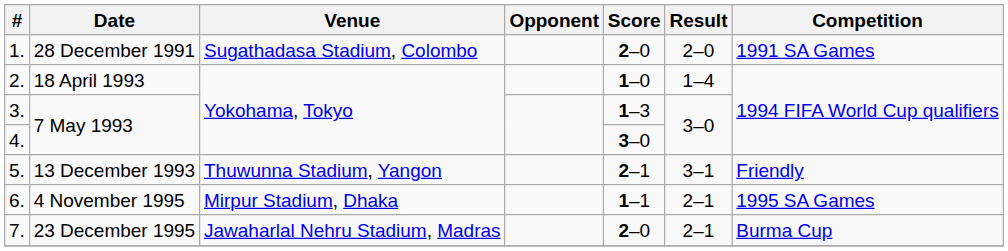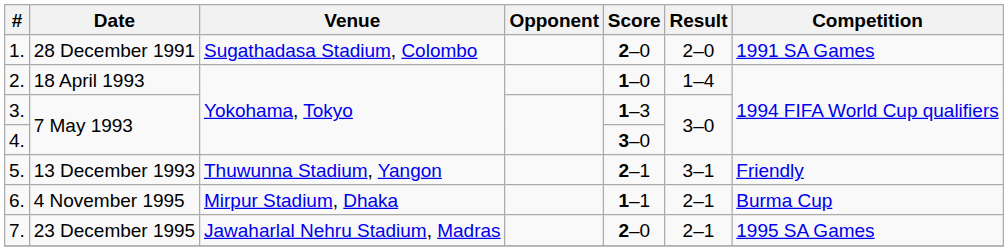(805, 200) 1995 SA Games -> (784, 200) Burma Cup
(784, 230) Burma Cup -> (805, 230) 1995 SA Games
